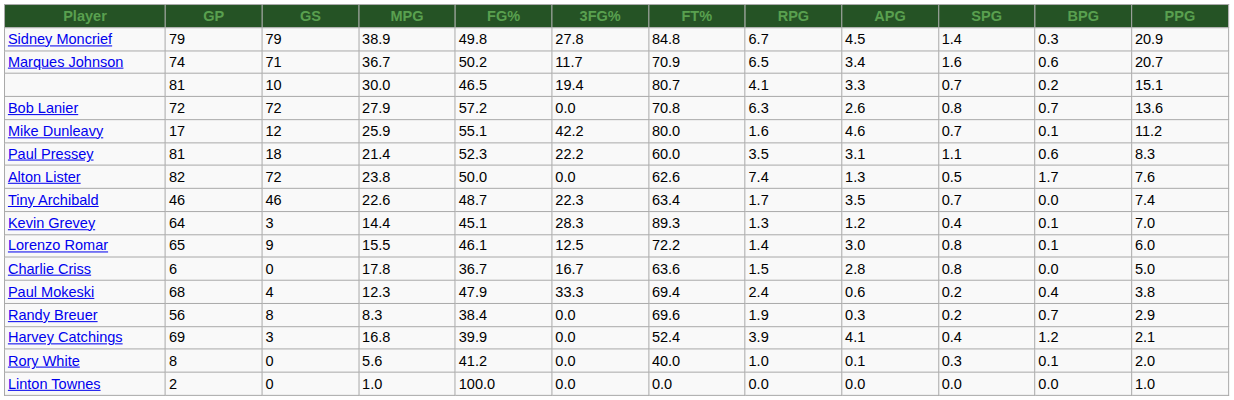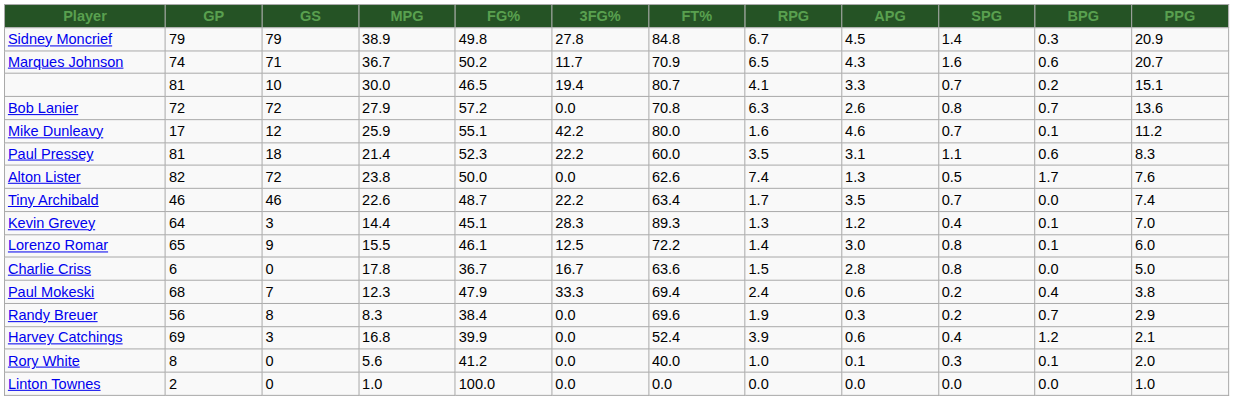(855, 62) 3.4 -> (855, 62) 4.3
(569, 200) 22.3 -> (569, 200) 22.2
(270, 292) 4 -> (270, 292) 7
(855, 338) 4.1 -> (855, 338) 0.6
